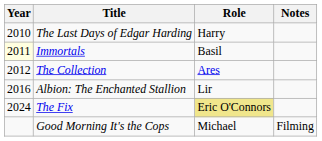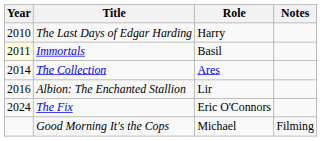(19, 70) 2012 -> (19, 70) 2014
(234, 107) khaki background -> (234, 107) no background
